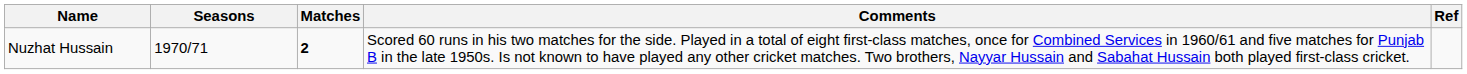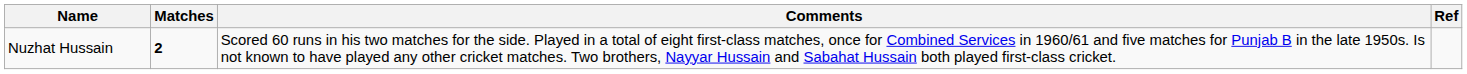- column: (224, 16)
